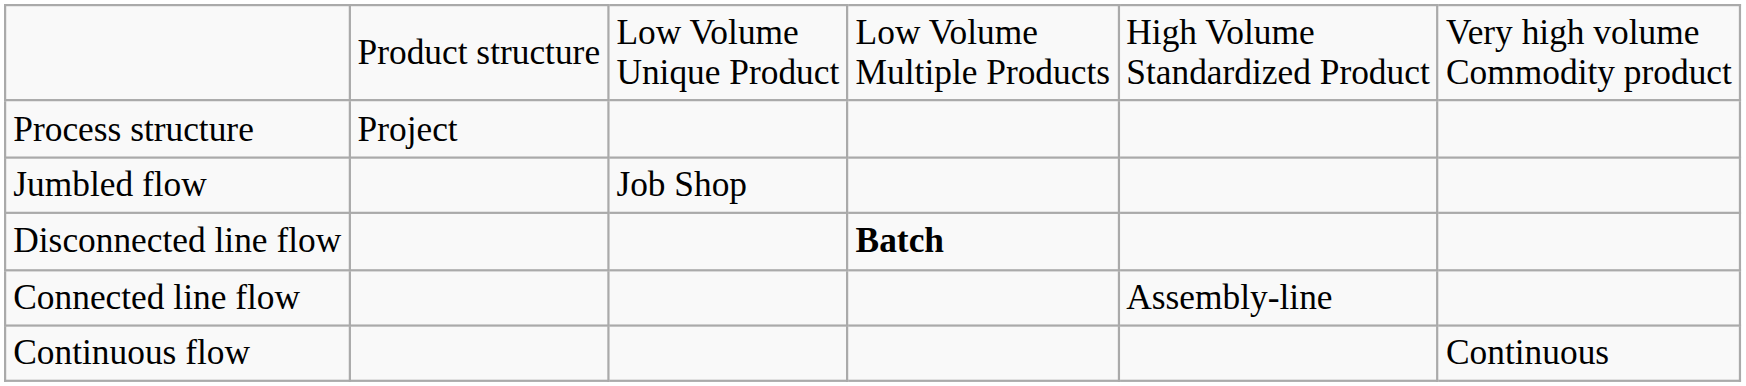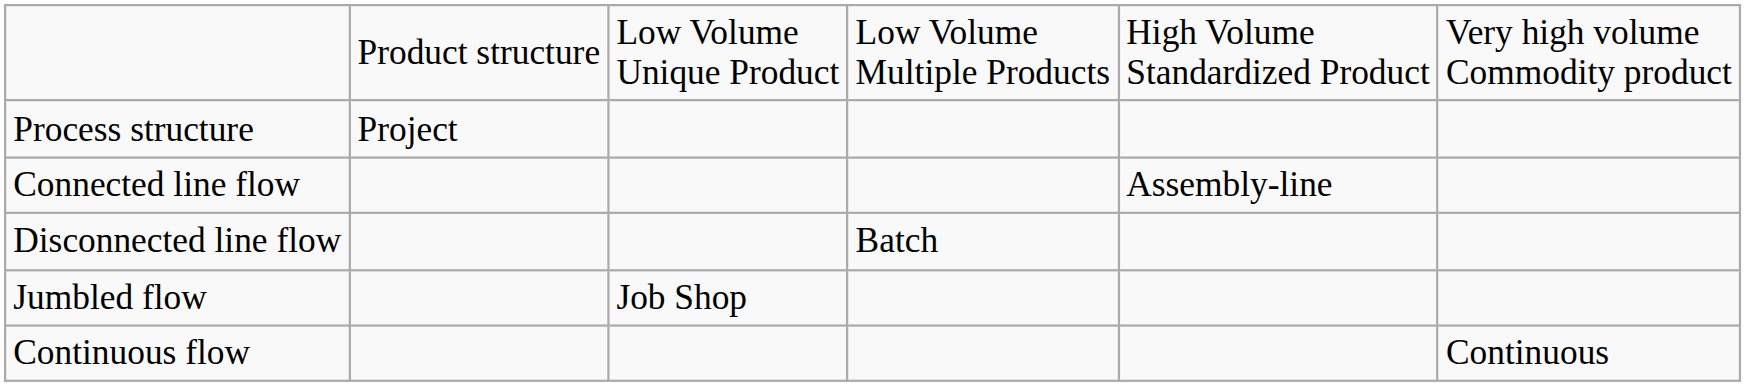rows swapped: (110, 184) <-> (157, 296)
(900, 240) bold -> (897, 240) normal
